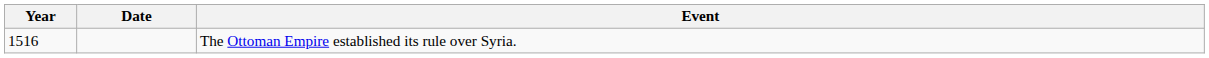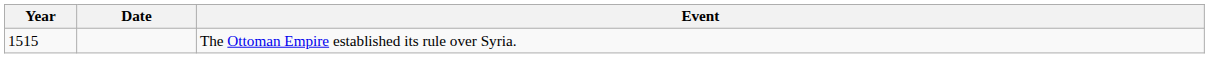(23, 40) 1516 -> (23, 40) 1515
